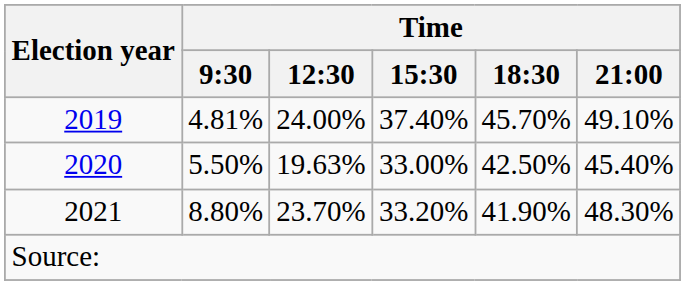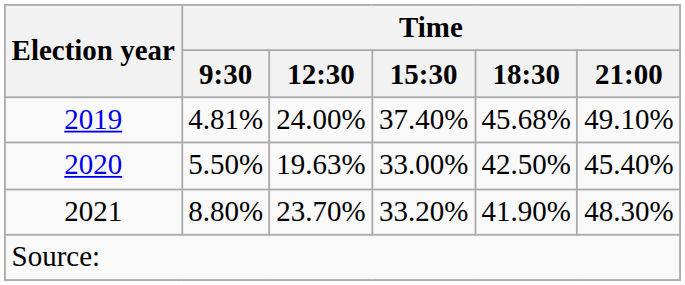(526, 119) 45.70% -> (526, 119) 45.68%
